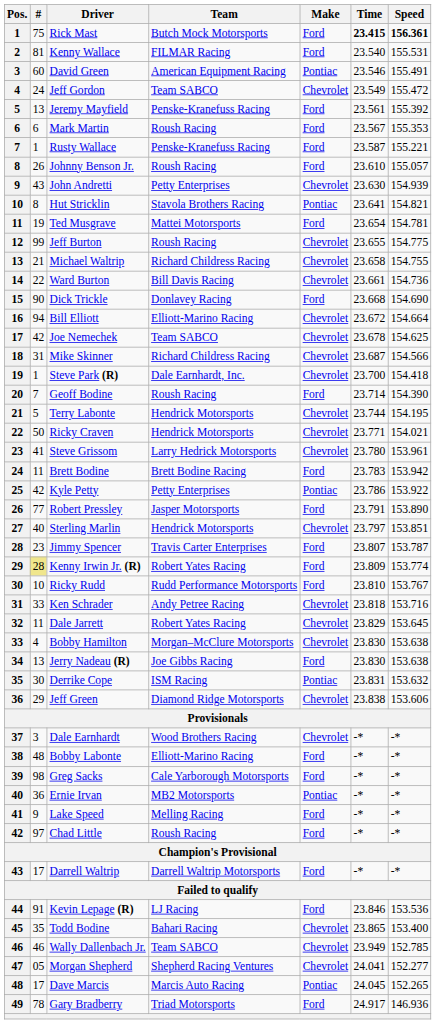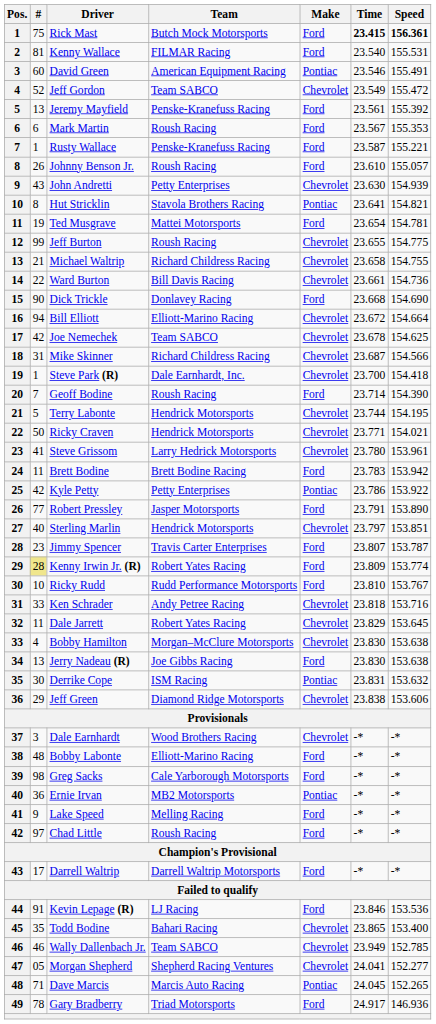(38, 90) 24 -> (38, 90) 52
(38, 985) 17 -> (38, 985) 71
